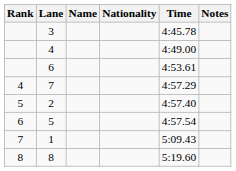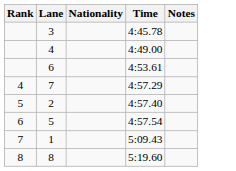- column: (83, 13)
